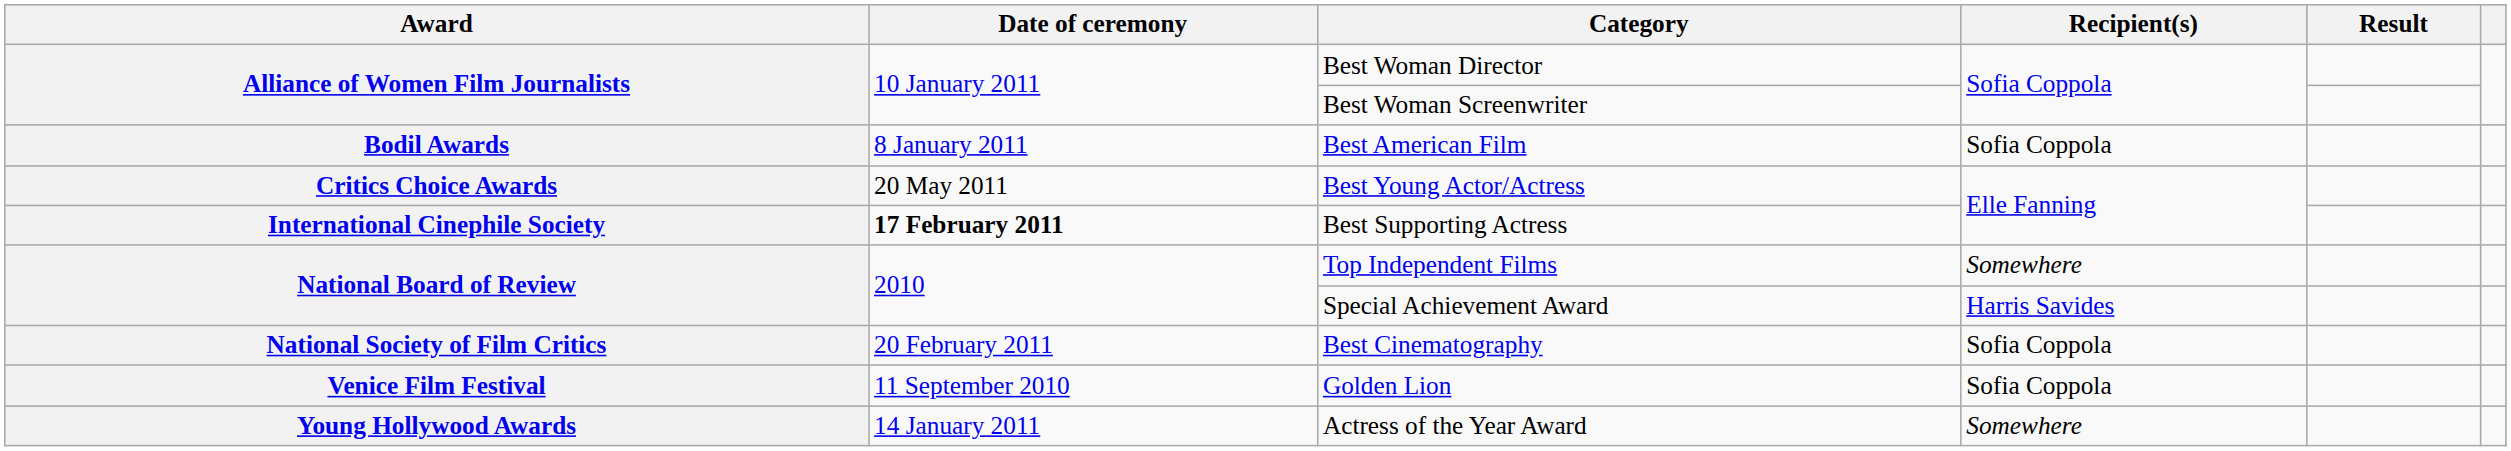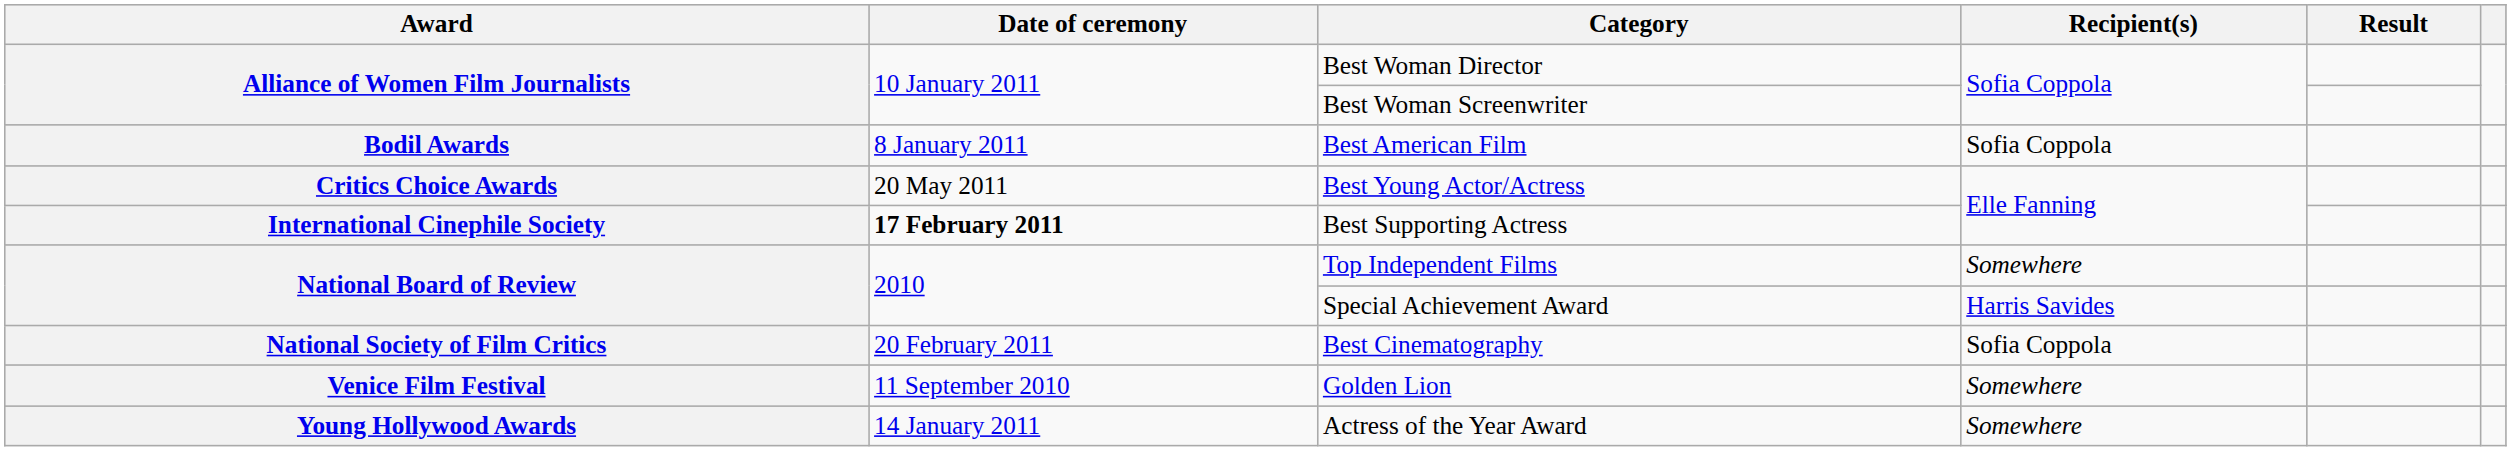(2039, 385) Sofia Coppola -> (2024, 385) Somewhere
